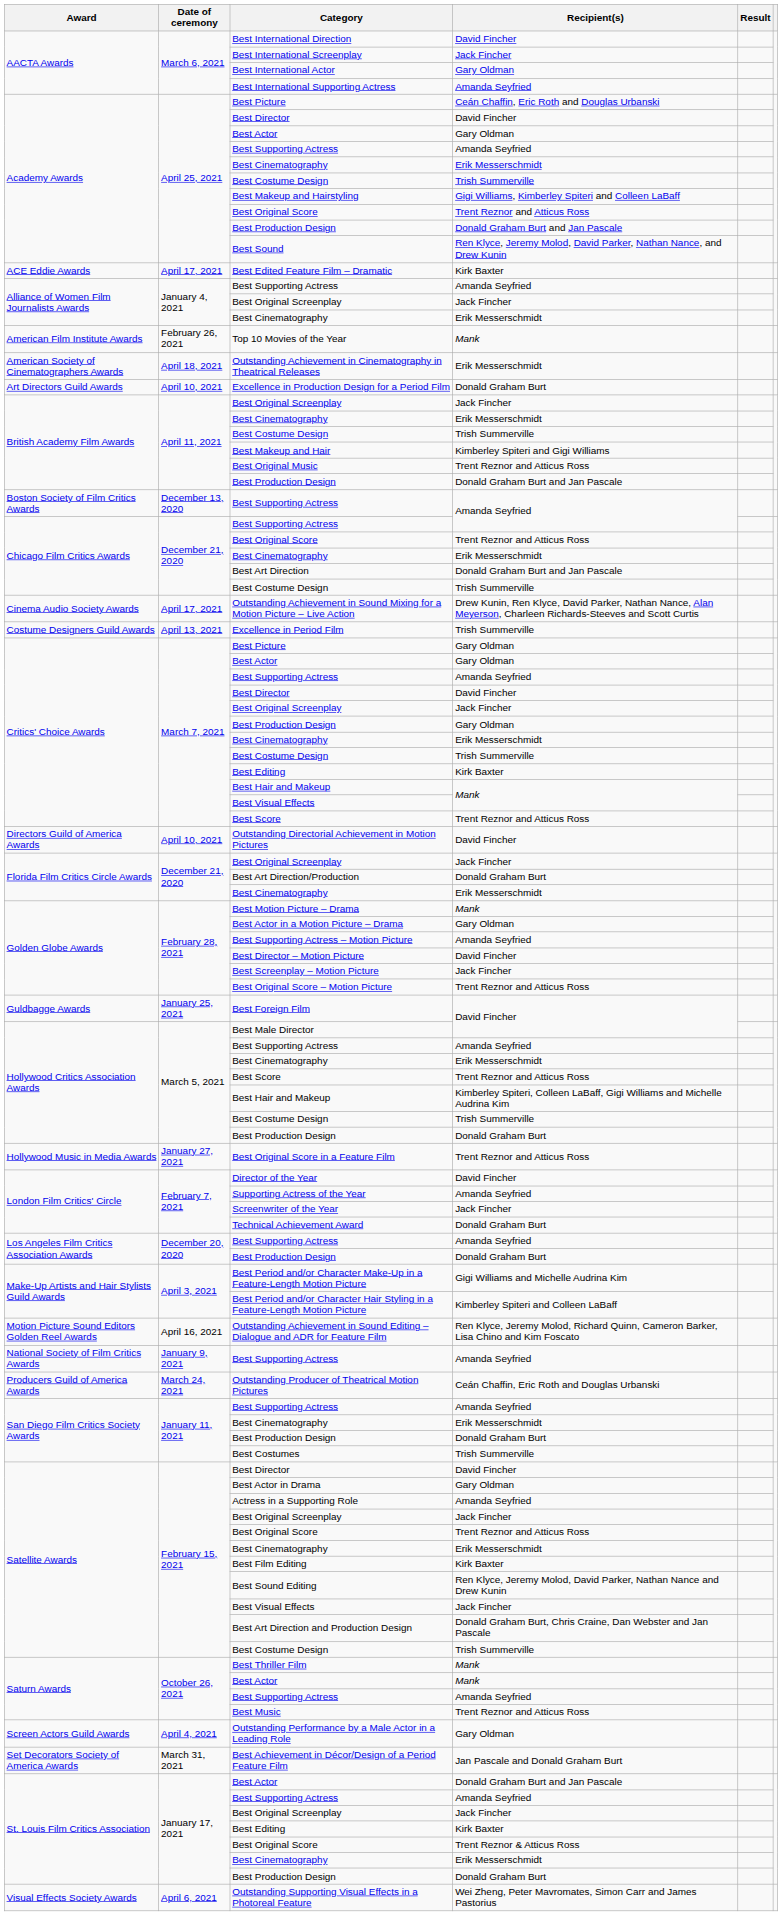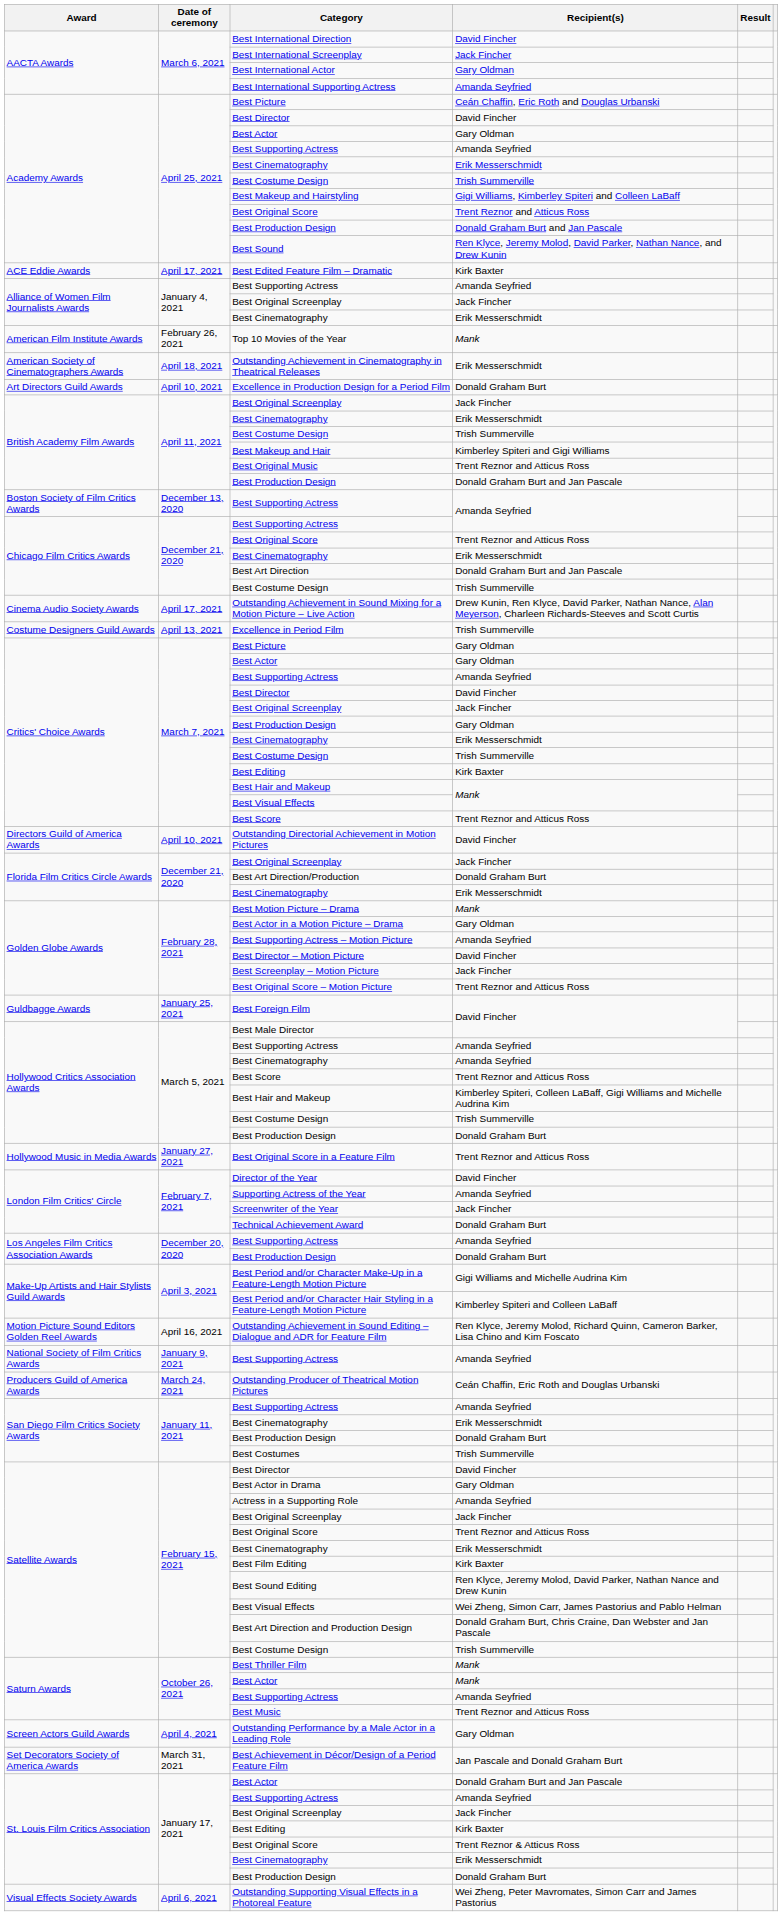(498, 1061) Erik Messerschmidt -> (493, 1061) Amanda Seyfried
(483, 1606) Jack Fincher -> (588, 1606) Wei Zheng, Simon Carr, James Pastorius and Pablo Helman
